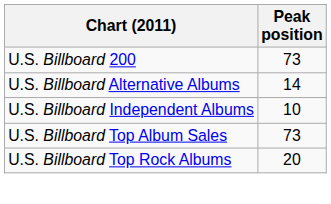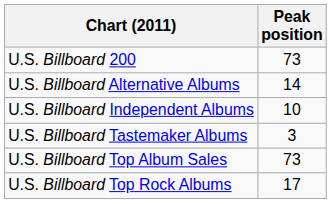+ row: (128, 135)
(292, 160) 20 -> (292, 185) 17
